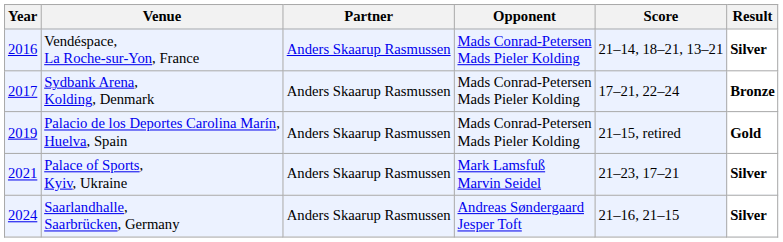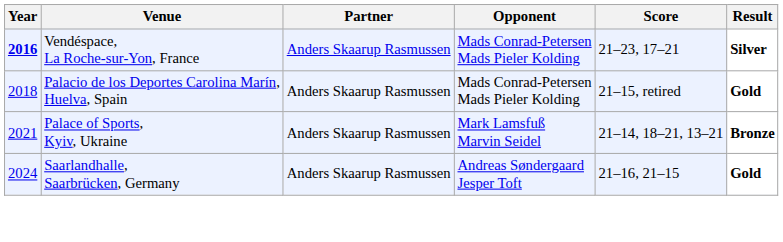(23, 49) normal -> (23, 49) bold
(661, 49) 21–14, 18–21, 13–21 -> (639, 49) 21–23, 17–21
- row: (99, 91)
(23, 133) 2019 -> (23, 91) 2018
(639, 174) 21–23, 17–21 -> (661, 133) 21–14, 18–21, 13–21
(748, 174) Silver -> (752, 133) Bronze
(748, 216) Silver -> (746, 174) Gold
